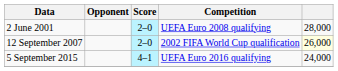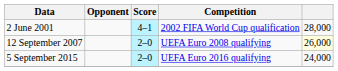(145, 27) 2–0 -> (145, 27) 4–1
(216, 27) UEFA Euro 2008 qualifying -> (230, 27) 2002 FIFA World Cup qualification
(230, 43) 2002 FIFA World Cup qualification -> (216, 43) UEFA Euro 2008 qualifying
(145, 58) 4–1 -> (145, 58) 2–0
